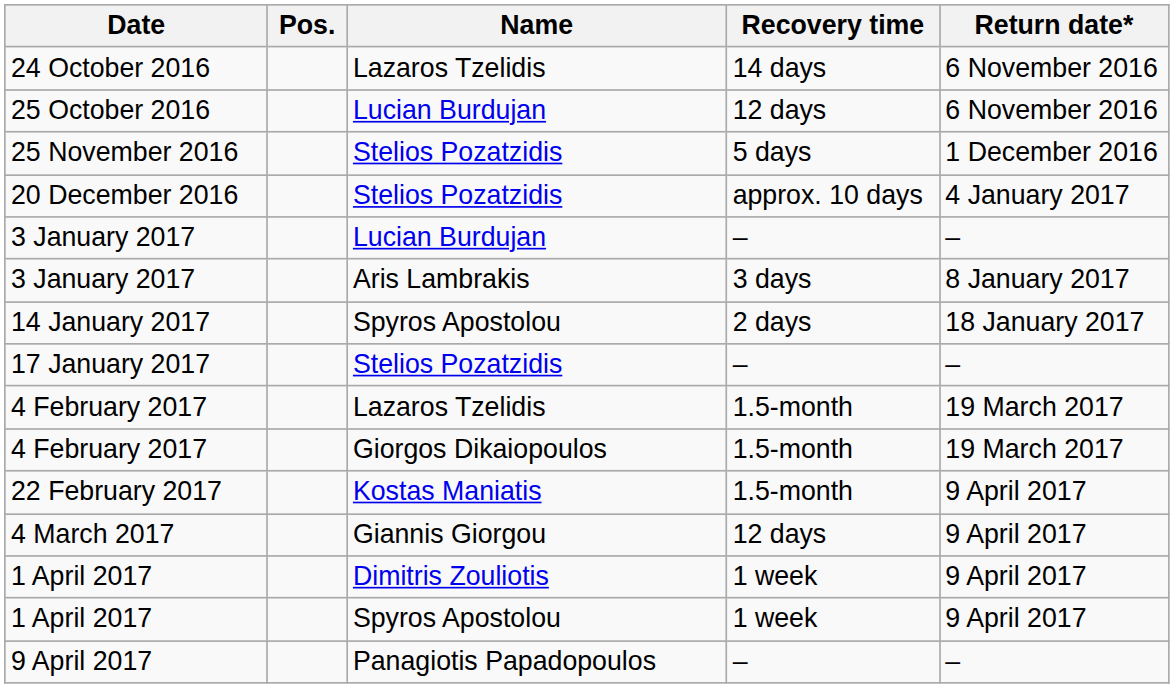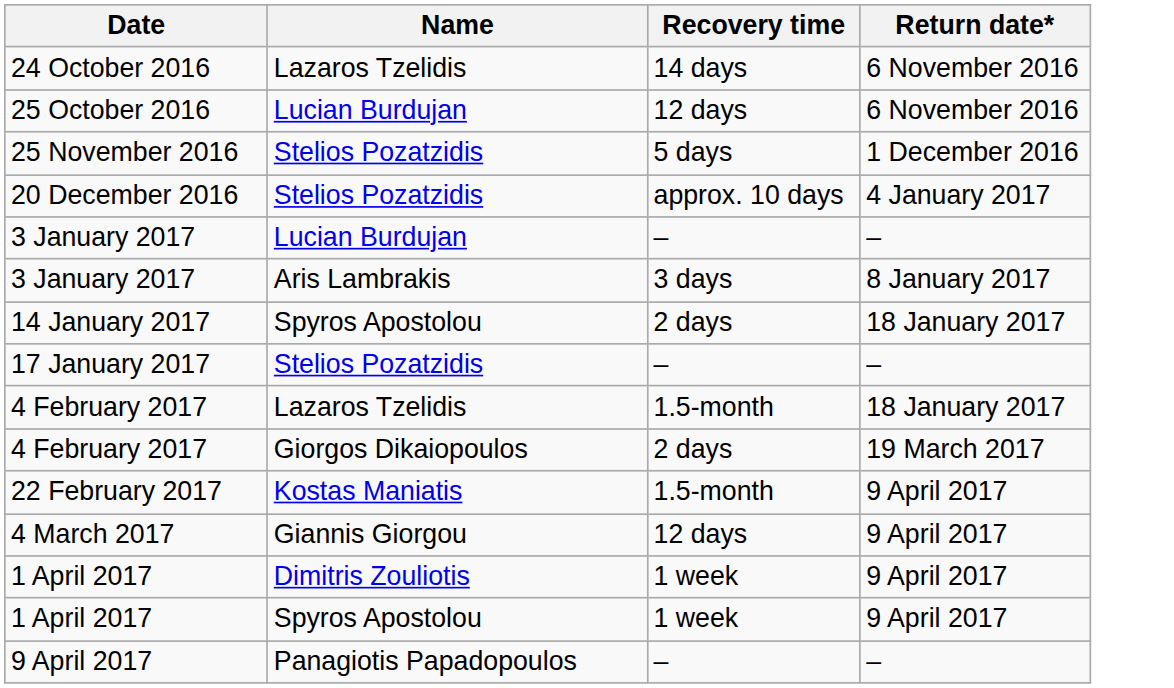- column: (307, 25)
(1034, 407) 19 March 2017 -> (966, 407) 18 January 2017
(793, 449) 1.5-month -> (693, 449) 2 days
